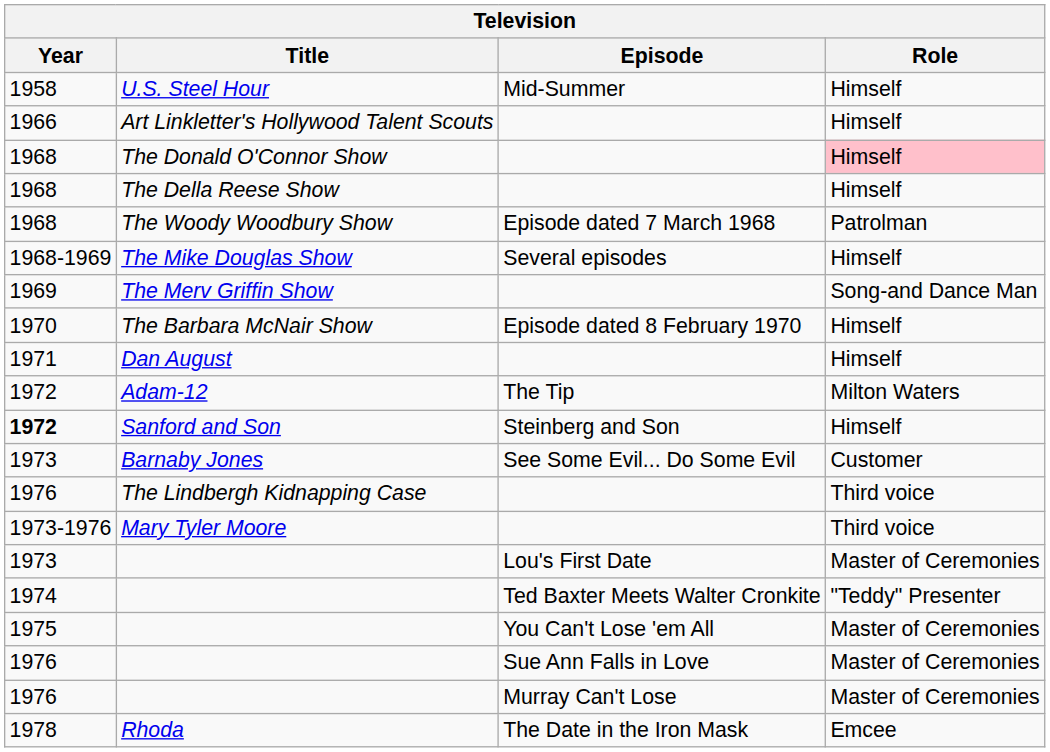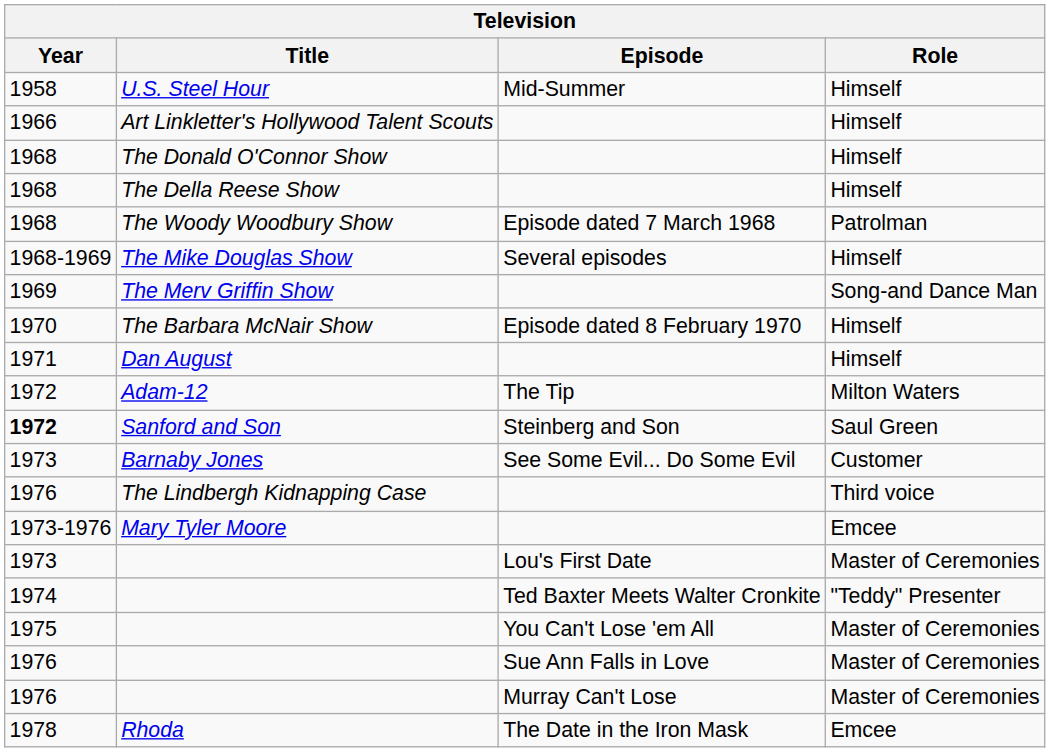(866, 156) pink background -> (866, 156) no background
(866, 426) Himself -> (884, 426) Saul Green
(882, 527) Third voice -> (864, 527) Emcee
